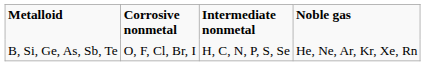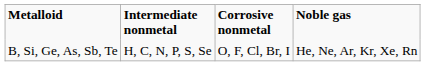columns swapped: (239, 22) <-> (152, 22)
